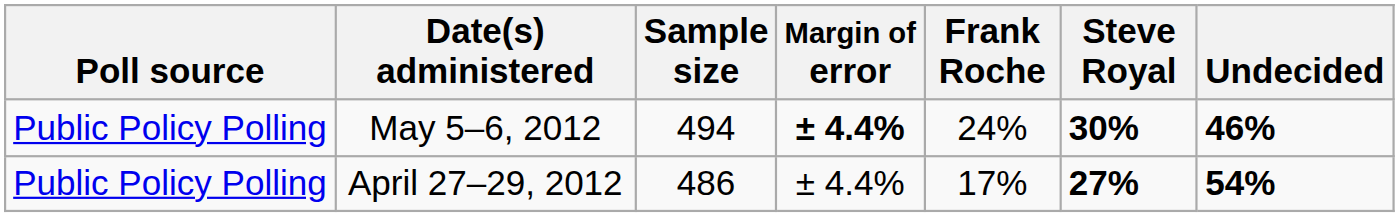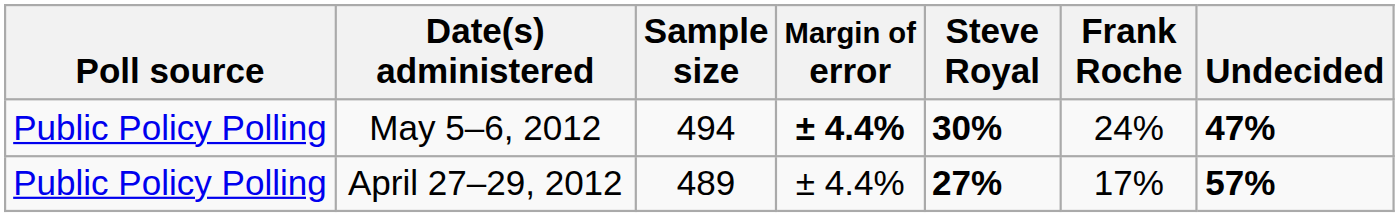columns swapped: (992, 51) <-> (1129, 51)
(1240, 127) 46% -> (1240, 127) 47%
(706, 182) 486 -> (706, 182) 489
(1240, 182) 54% -> (1240, 182) 57%
